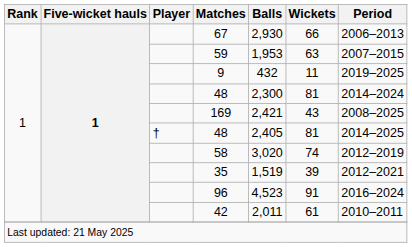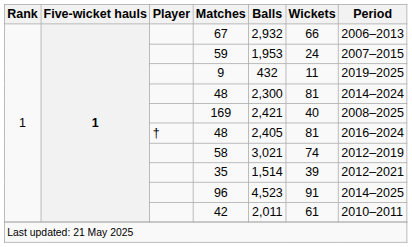(267, 34) 2,930 -> (267, 34) 2,932
(312, 53) 63 -> (312, 53) 24
(312, 113) 43 -> (312, 113) 40
(373, 133) 2014–2025 -> (373, 133) 2016–2024
(267, 152) 3,020 -> (267, 152) 3,021
(267, 172) 1,519 -> (267, 172) 1,514
(373, 192) 2016–2024 -> (373, 192) 2014–2025
